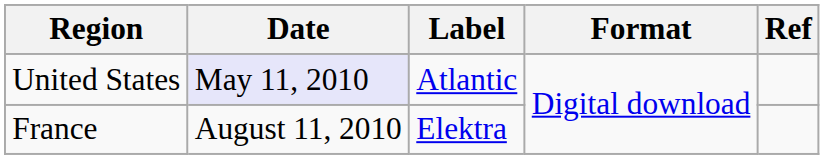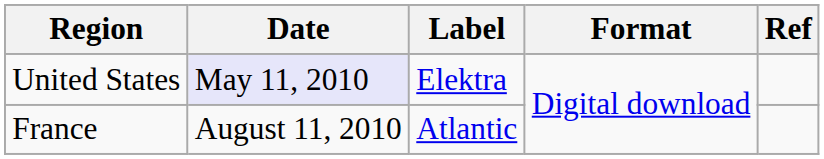(467, 79) Atlantic -> (462, 79) Elektra
(462, 128) Elektra -> (467, 128) Atlantic
